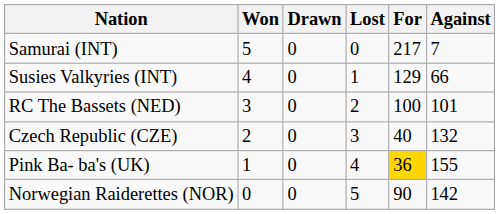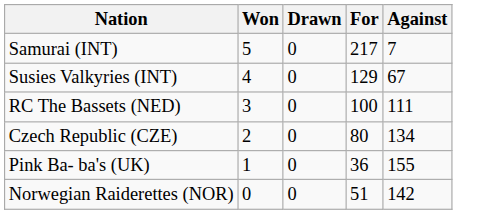- column: (367, 19)
(440, 77) 66 -> (396, 77) 67
(444, 106) 101 -> (400, 106) 111
(403, 135) 40 -> (359, 135) 80
(444, 135) 132 -> (401, 135) 134
(403, 164) gold background -> (359, 164) no background
(403, 194) 90 -> (359, 194) 51
